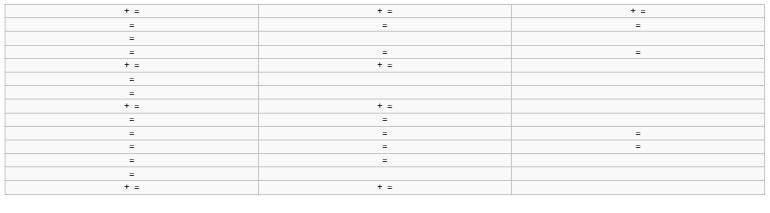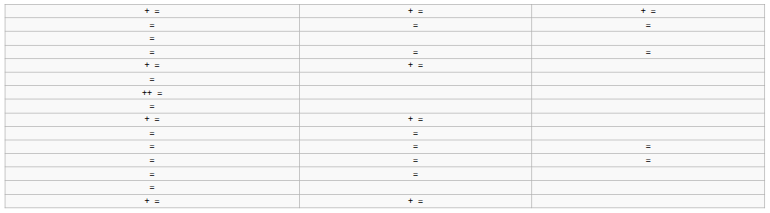+ row: (152, 92)
